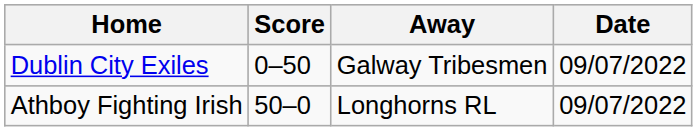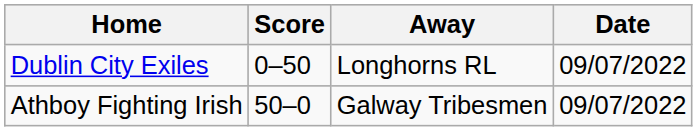(442, 65) Galway Tribesmen -> (417, 65) Longhorns RL
(417, 105) Longhorns RL -> (442, 105) Galway Tribesmen
